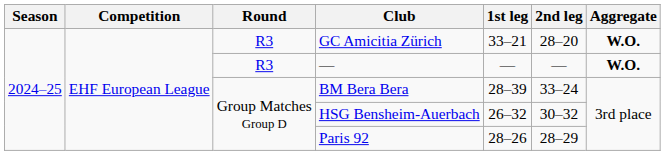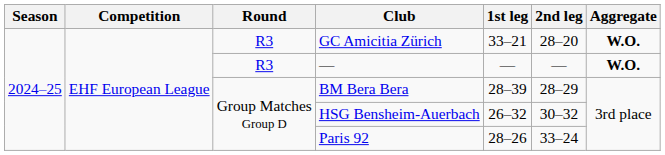(559, 89) 33–24 -> (559, 89) 28–29
(559, 138) 28–29 -> (559, 138) 33–24
